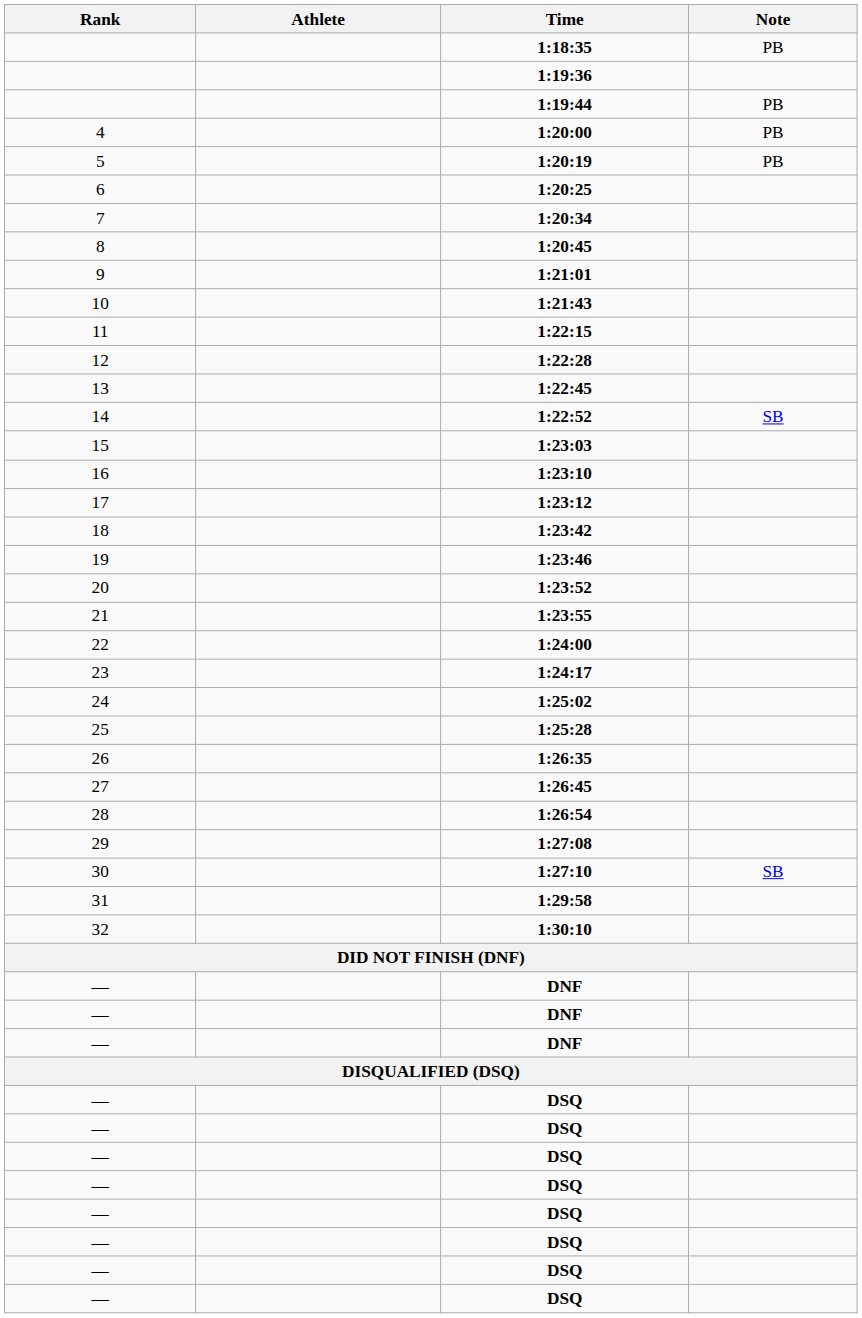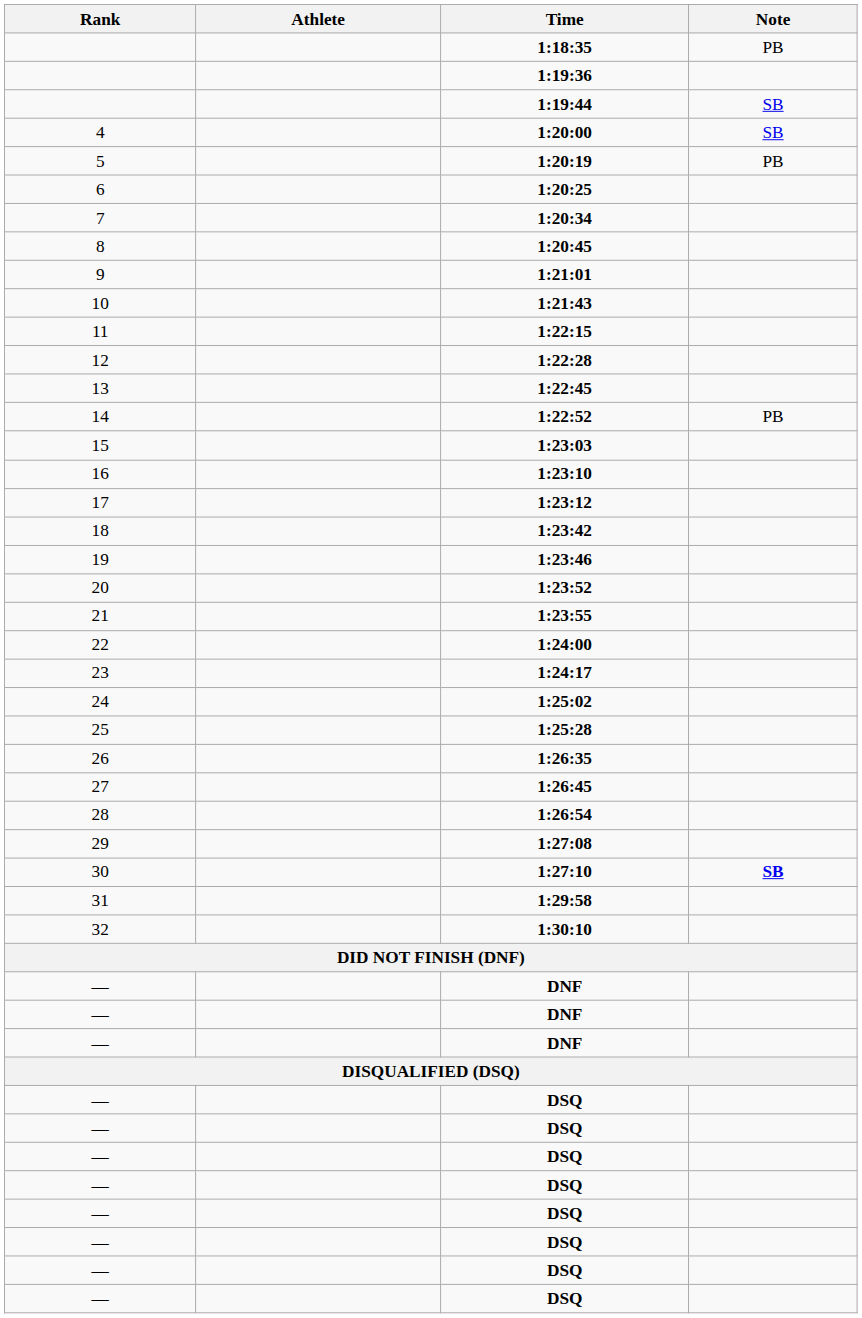(773, 103) PB -> (773, 103) SB
(773, 132) PB -> (773, 132) SB
(773, 416) SB -> (773, 416) PB
(773, 871) normal -> (773, 871) bold
